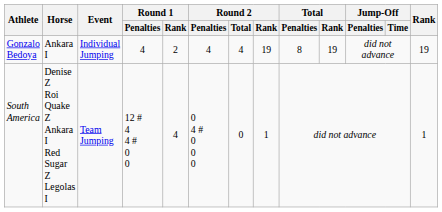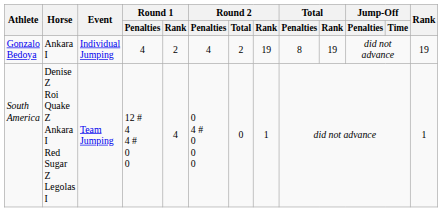(241, 50) 4 -> (241, 50) 2
